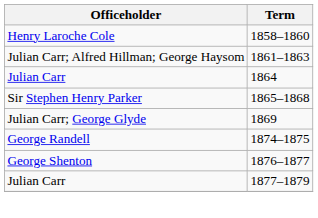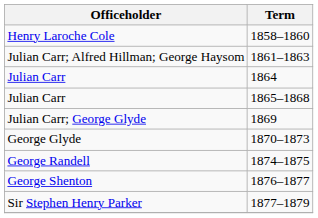(75, 98) Sir Stephen Henry Parker -> (36, 98) Julian Carr
+ row: (280, 139)
(36, 181) Julian Carr -> (75, 202) Sir Stephen Henry Parker
